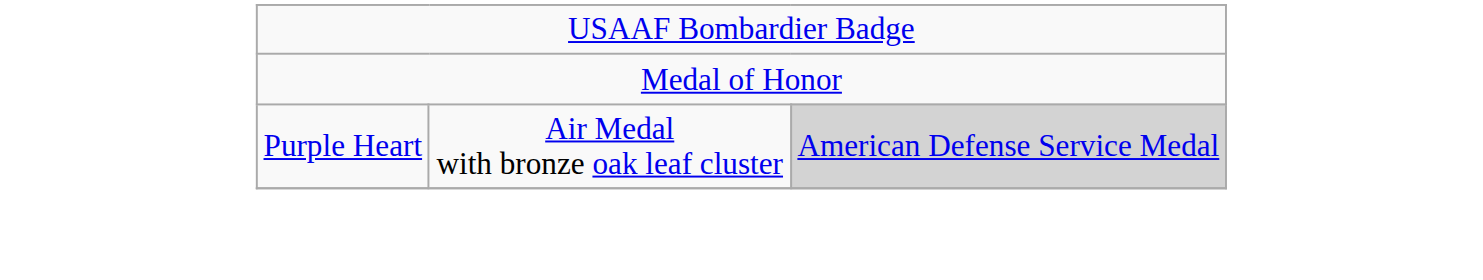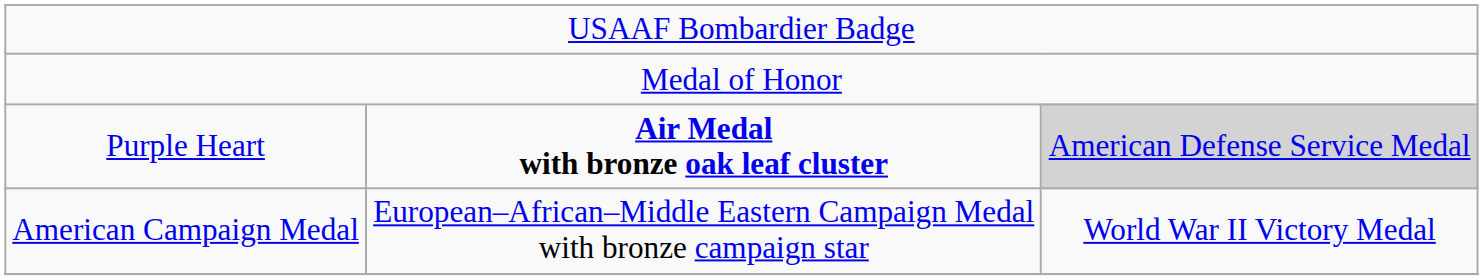(610, 145) normal -> (704, 145) bold
+ row: (186, 230)
